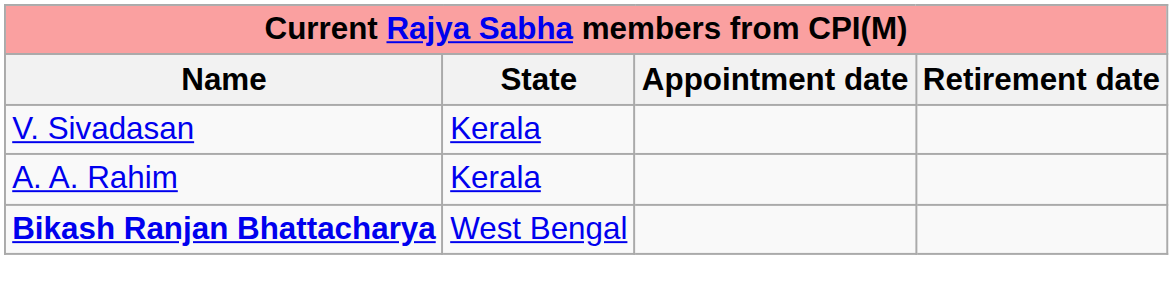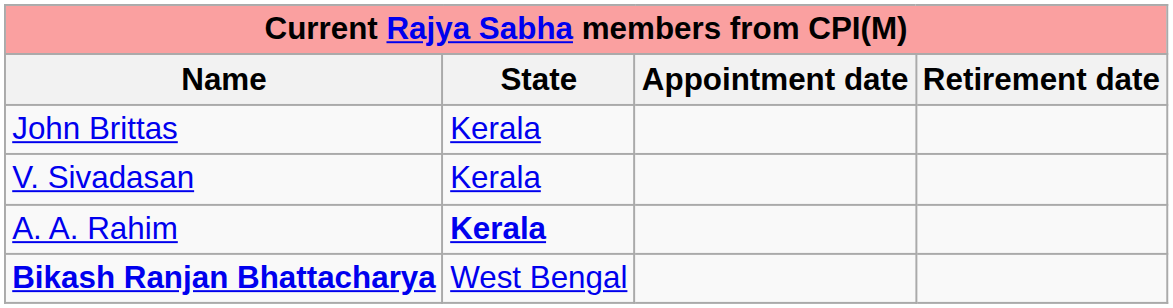+ row: (95, 128)
(496, 178) normal -> (498, 228) bold
